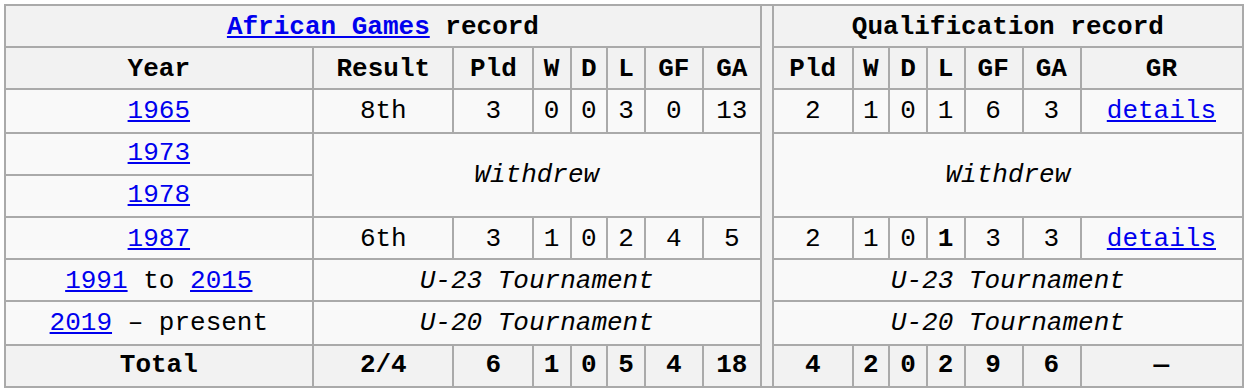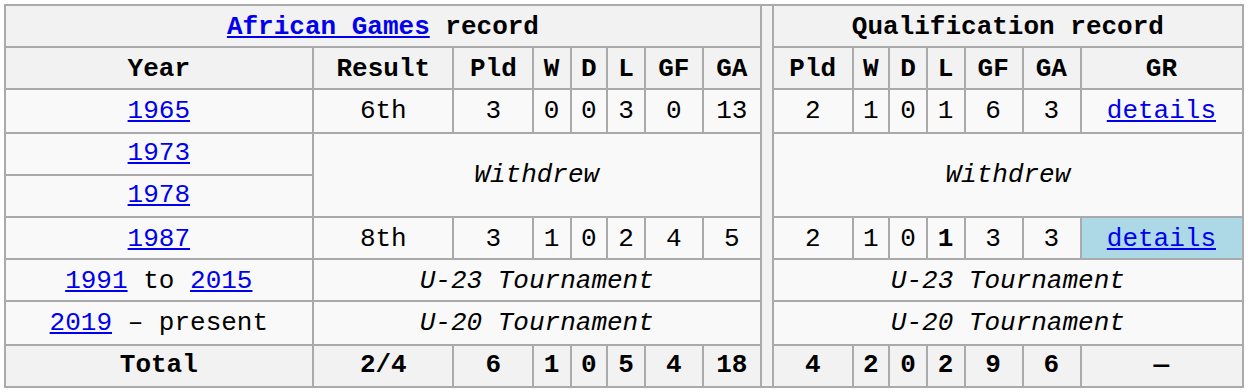(383, 111) 8th -> (383, 111) 6th
(383, 238) 6th -> (383, 238) 8th
(1161, 238) no background -> (1161, 238) lightblue background
